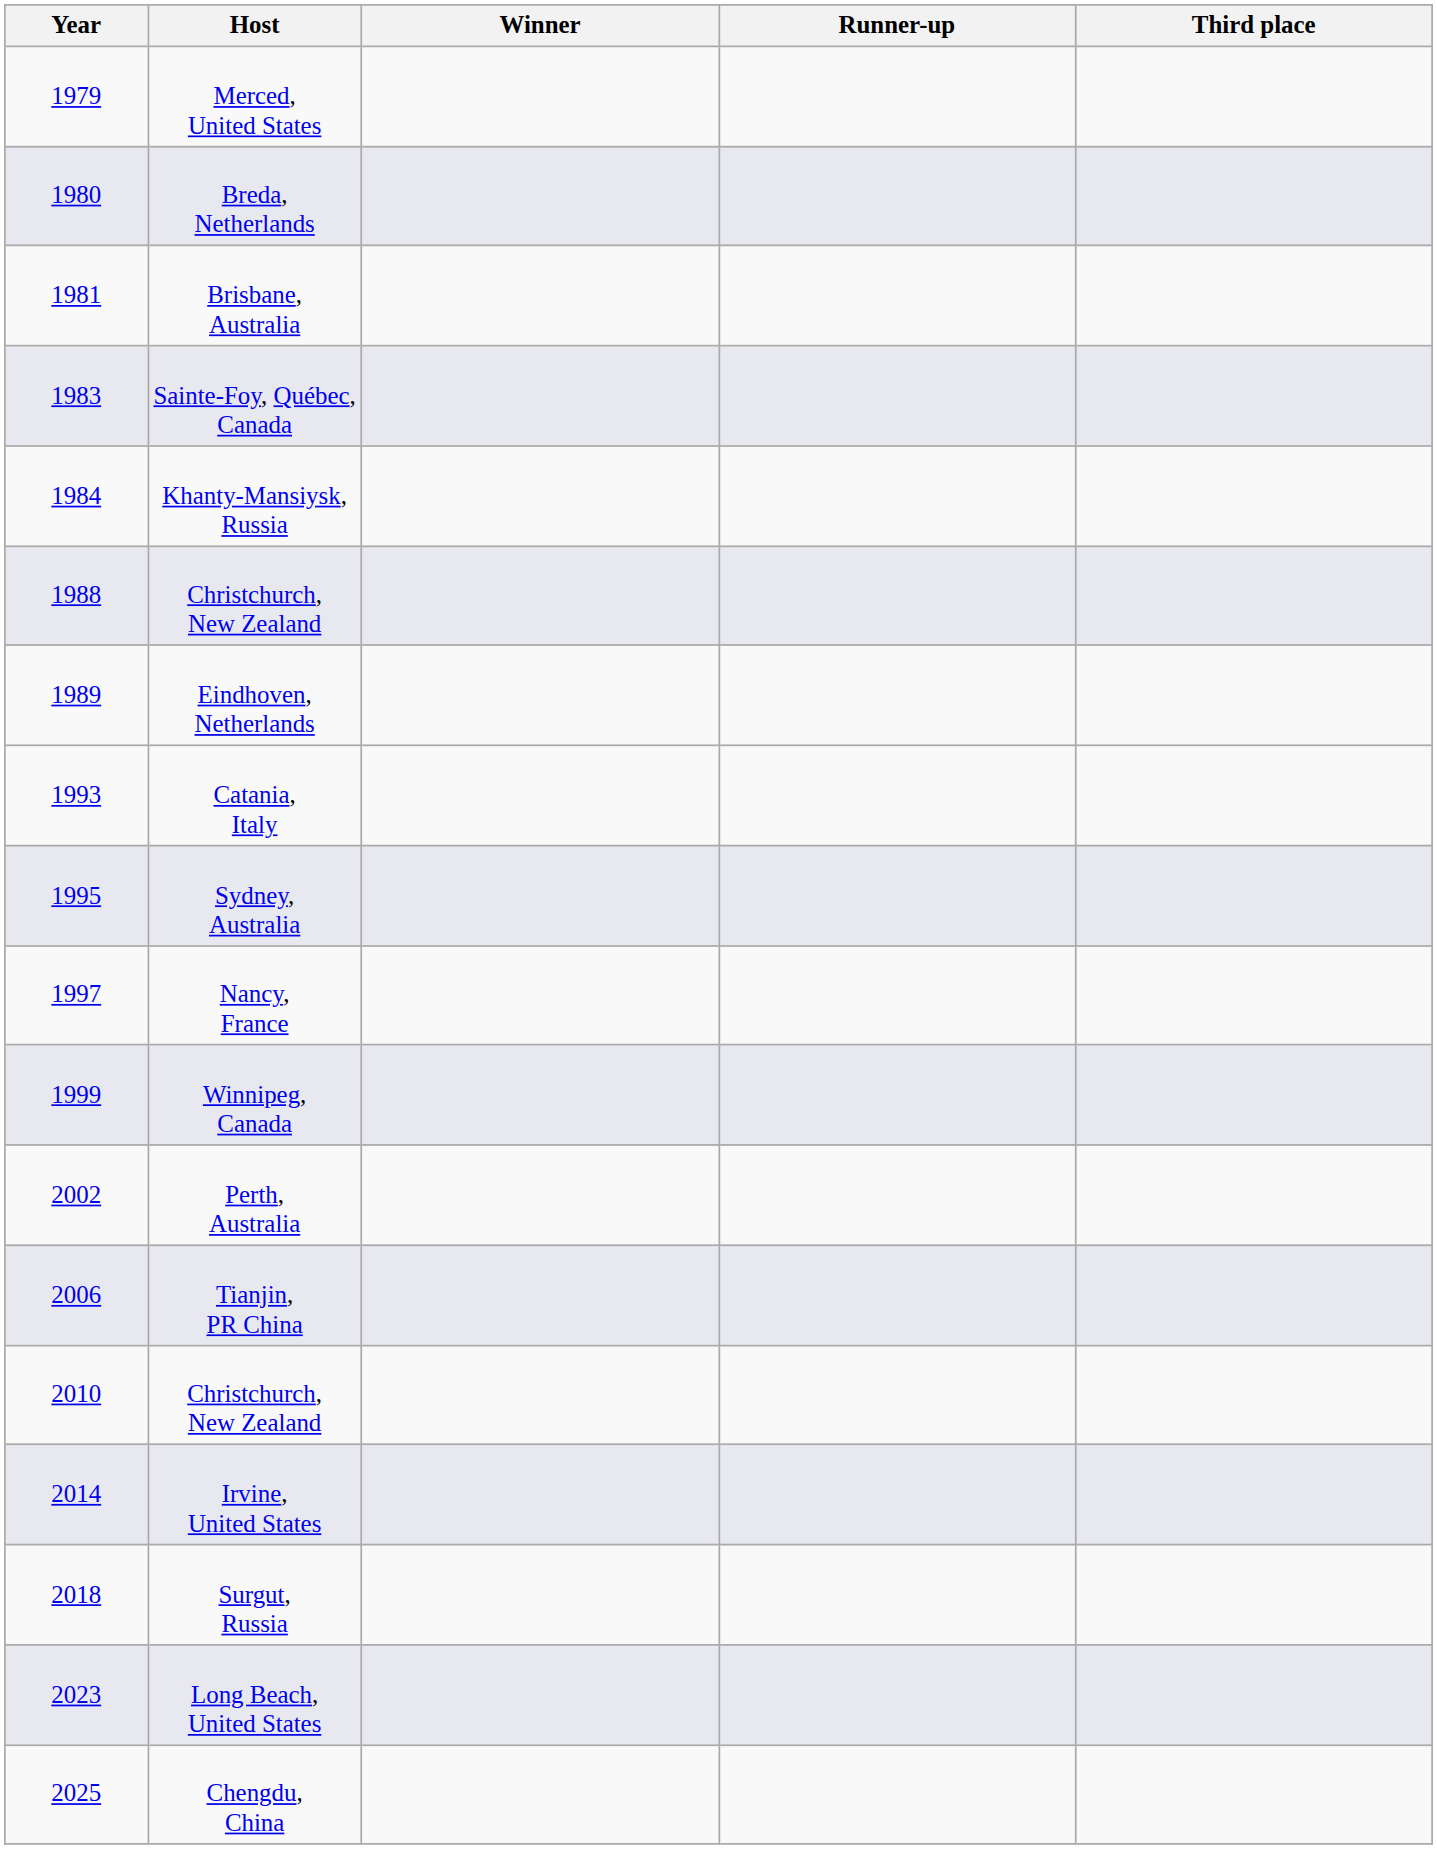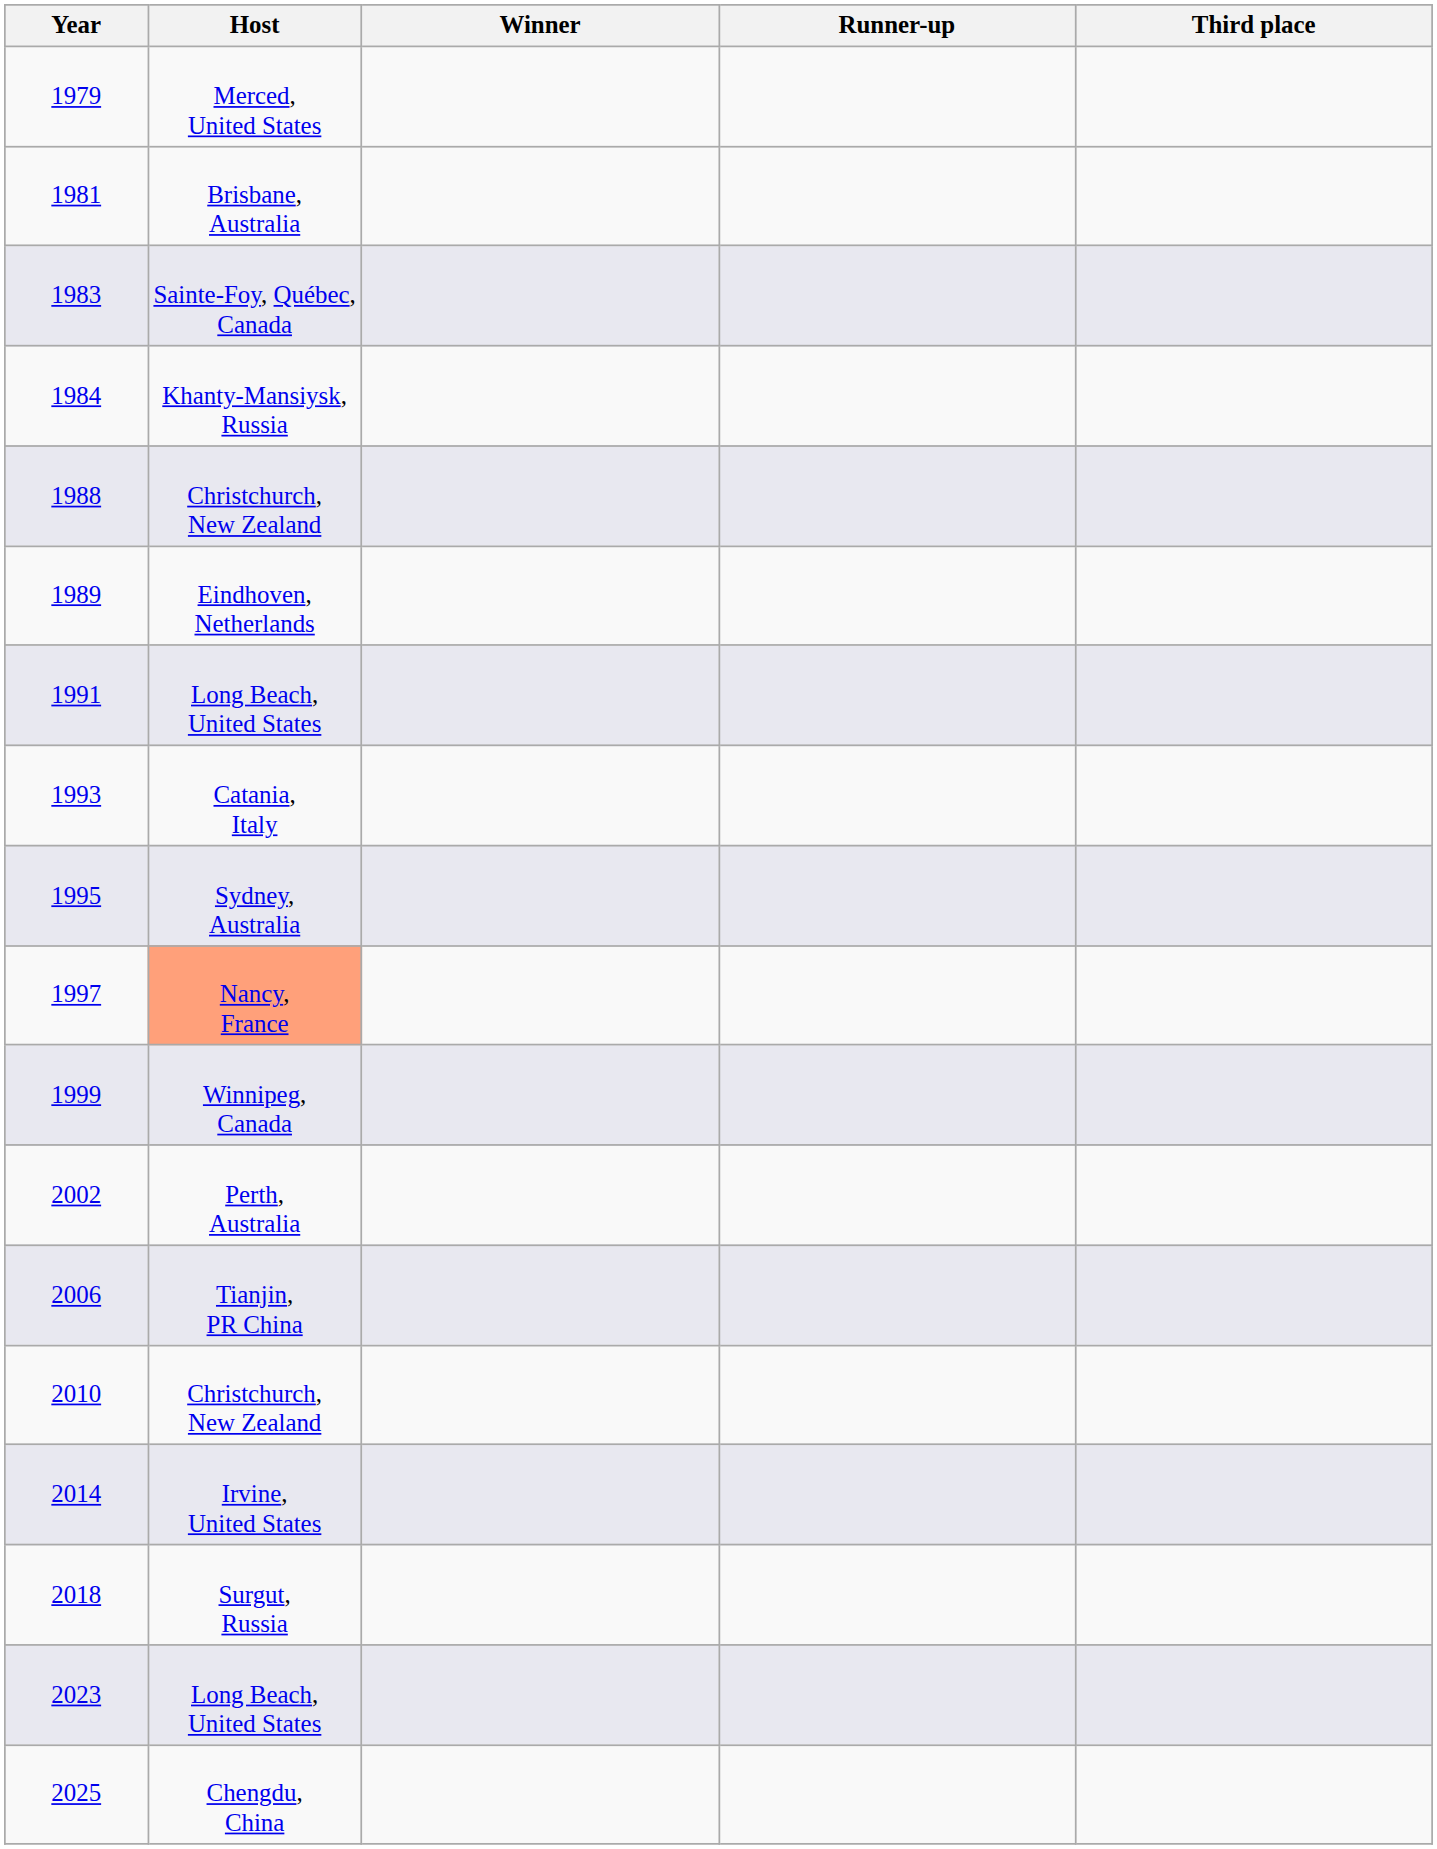- row: (76, 195)
+ row: (76, 695)
(255, 1009) no background -> (255, 1009) lightsalmon background
